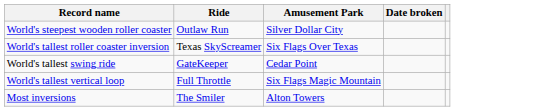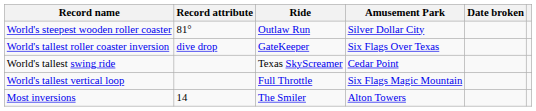+ column: (215, 13)
(219, 47) Texas SkyScreamer -> (284, 47) GateKeeper
(202, 64) GateKeeper -> (300, 64) Texas SkyScreamer
